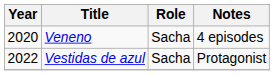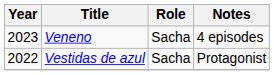(23, 37) 2020 -> (23, 37) 2023
